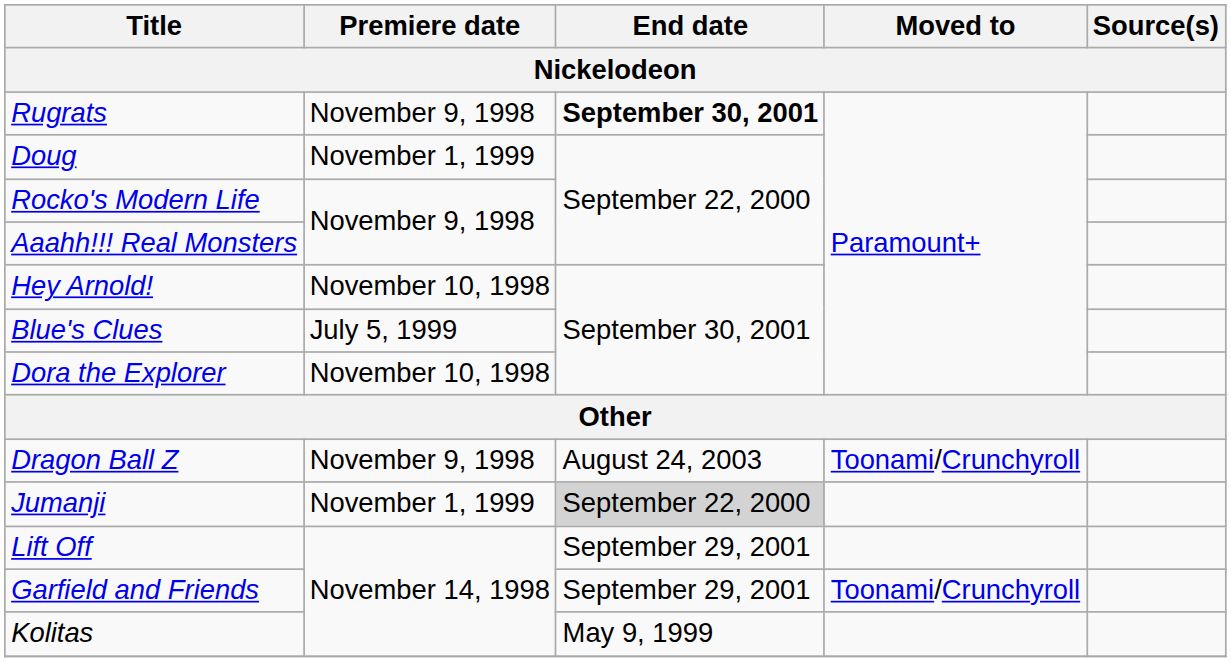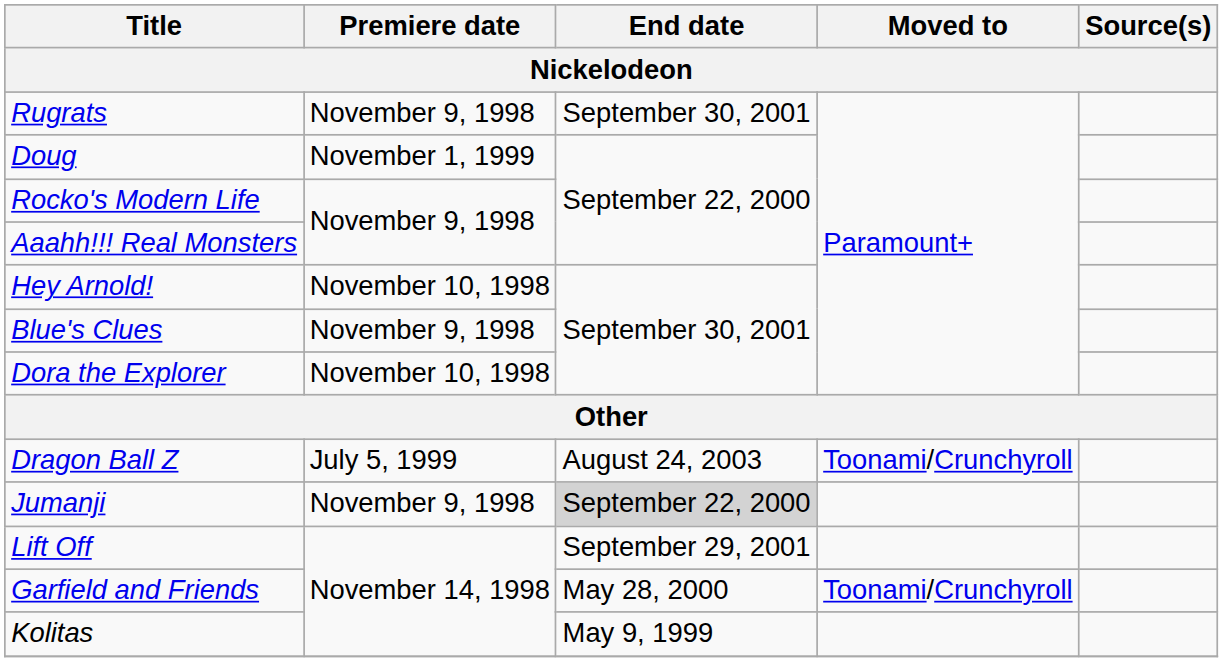(690, 112) bold -> (687, 112) normal
(383, 329) July 5, 1999 -> (422, 329) November 9, 1998
(422, 460) November 9, 1998 -> (383, 460) July 5, 1999
(422, 503) November 1, 1999 -> (422, 503) November 9, 1998
(687, 590) September 29, 2001 -> (646, 590) May 28, 2000
